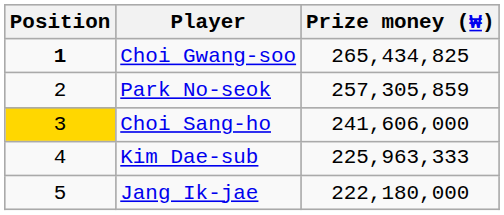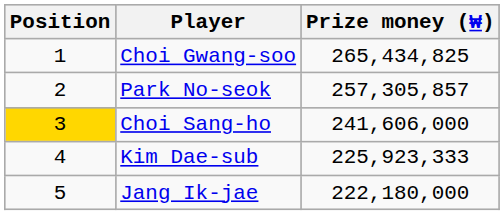(60, 56) bold -> (60, 56) normal
(400, 90) 257,305,859 -> (400, 90) 257,305,857
(400, 158) 225,963,333 -> (400, 158) 225,923,333
